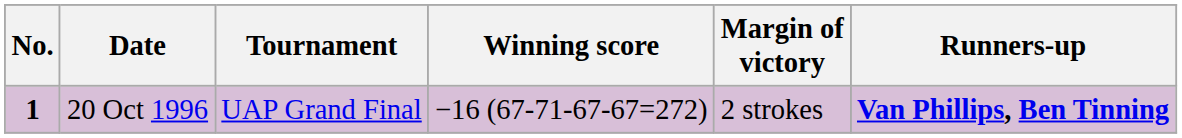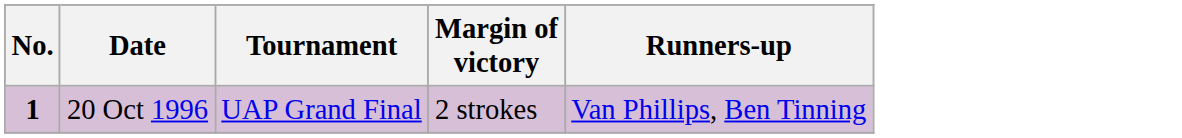- column: (571, 45)
(1013, 109) bold -> (719, 109) normal
